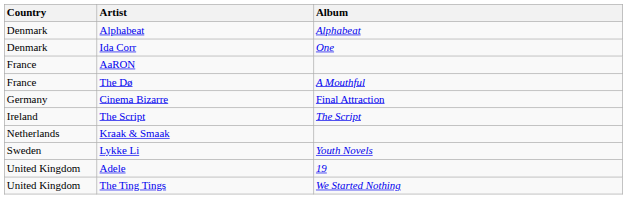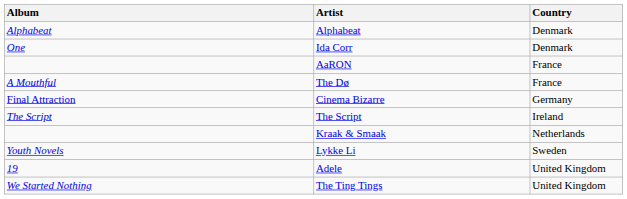columns swapped: (26, 13) <-> (332, 13)
